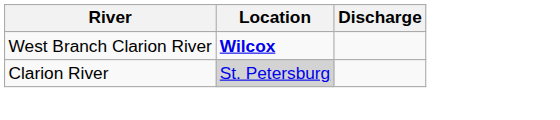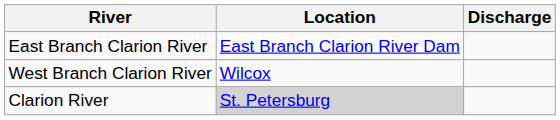+ row: (108, 45)
(248, 45) bold -> (245, 73) normal
